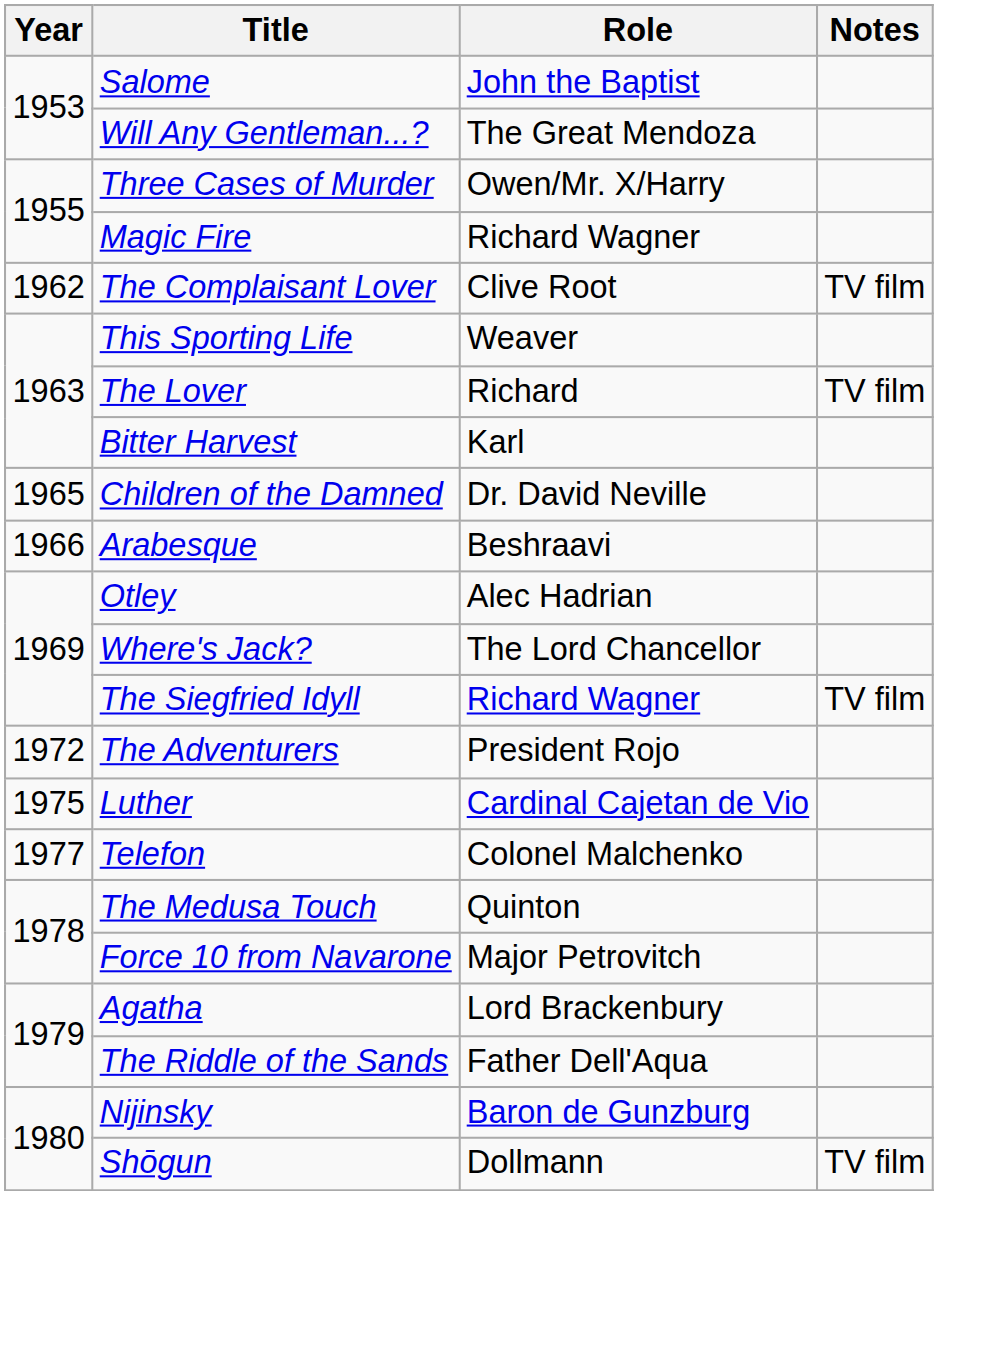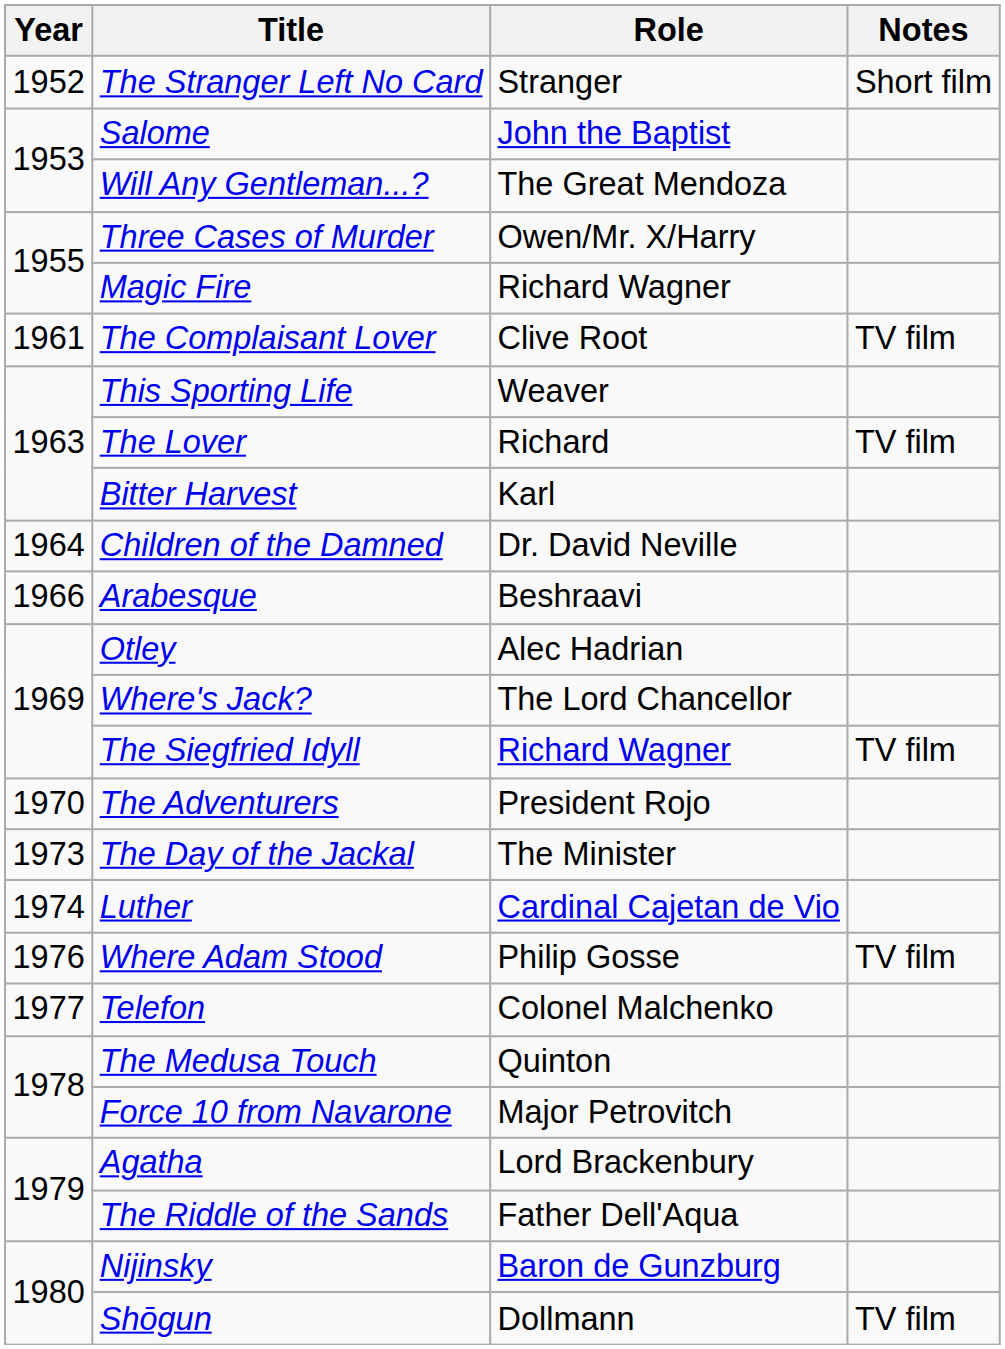+ row: (291, 81)
(49, 287) 1962 -> (49, 339) 1961
(49, 493) 1965 -> (49, 545) 1964
(49, 751) 1972 -> (49, 802) 1970
+ row: (257, 854)
(49, 802) 1975 -> (49, 905) 1974
+ row: (241, 957)
